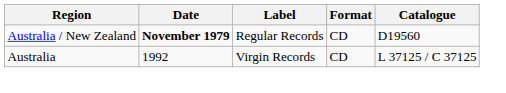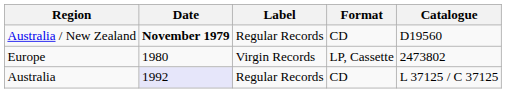+ row: (26, 56)
(155, 56) no background -> (155, 77) lavender background
(275, 56) Virgin Records -> (280, 77) Regular Records
